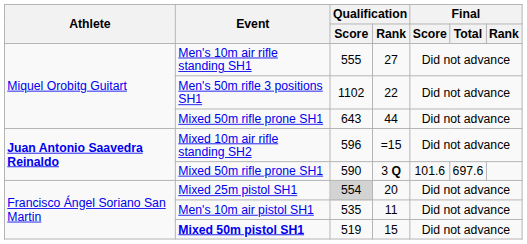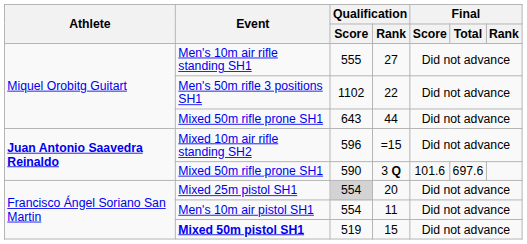(351, 210) 535 -> (351, 210) 554
